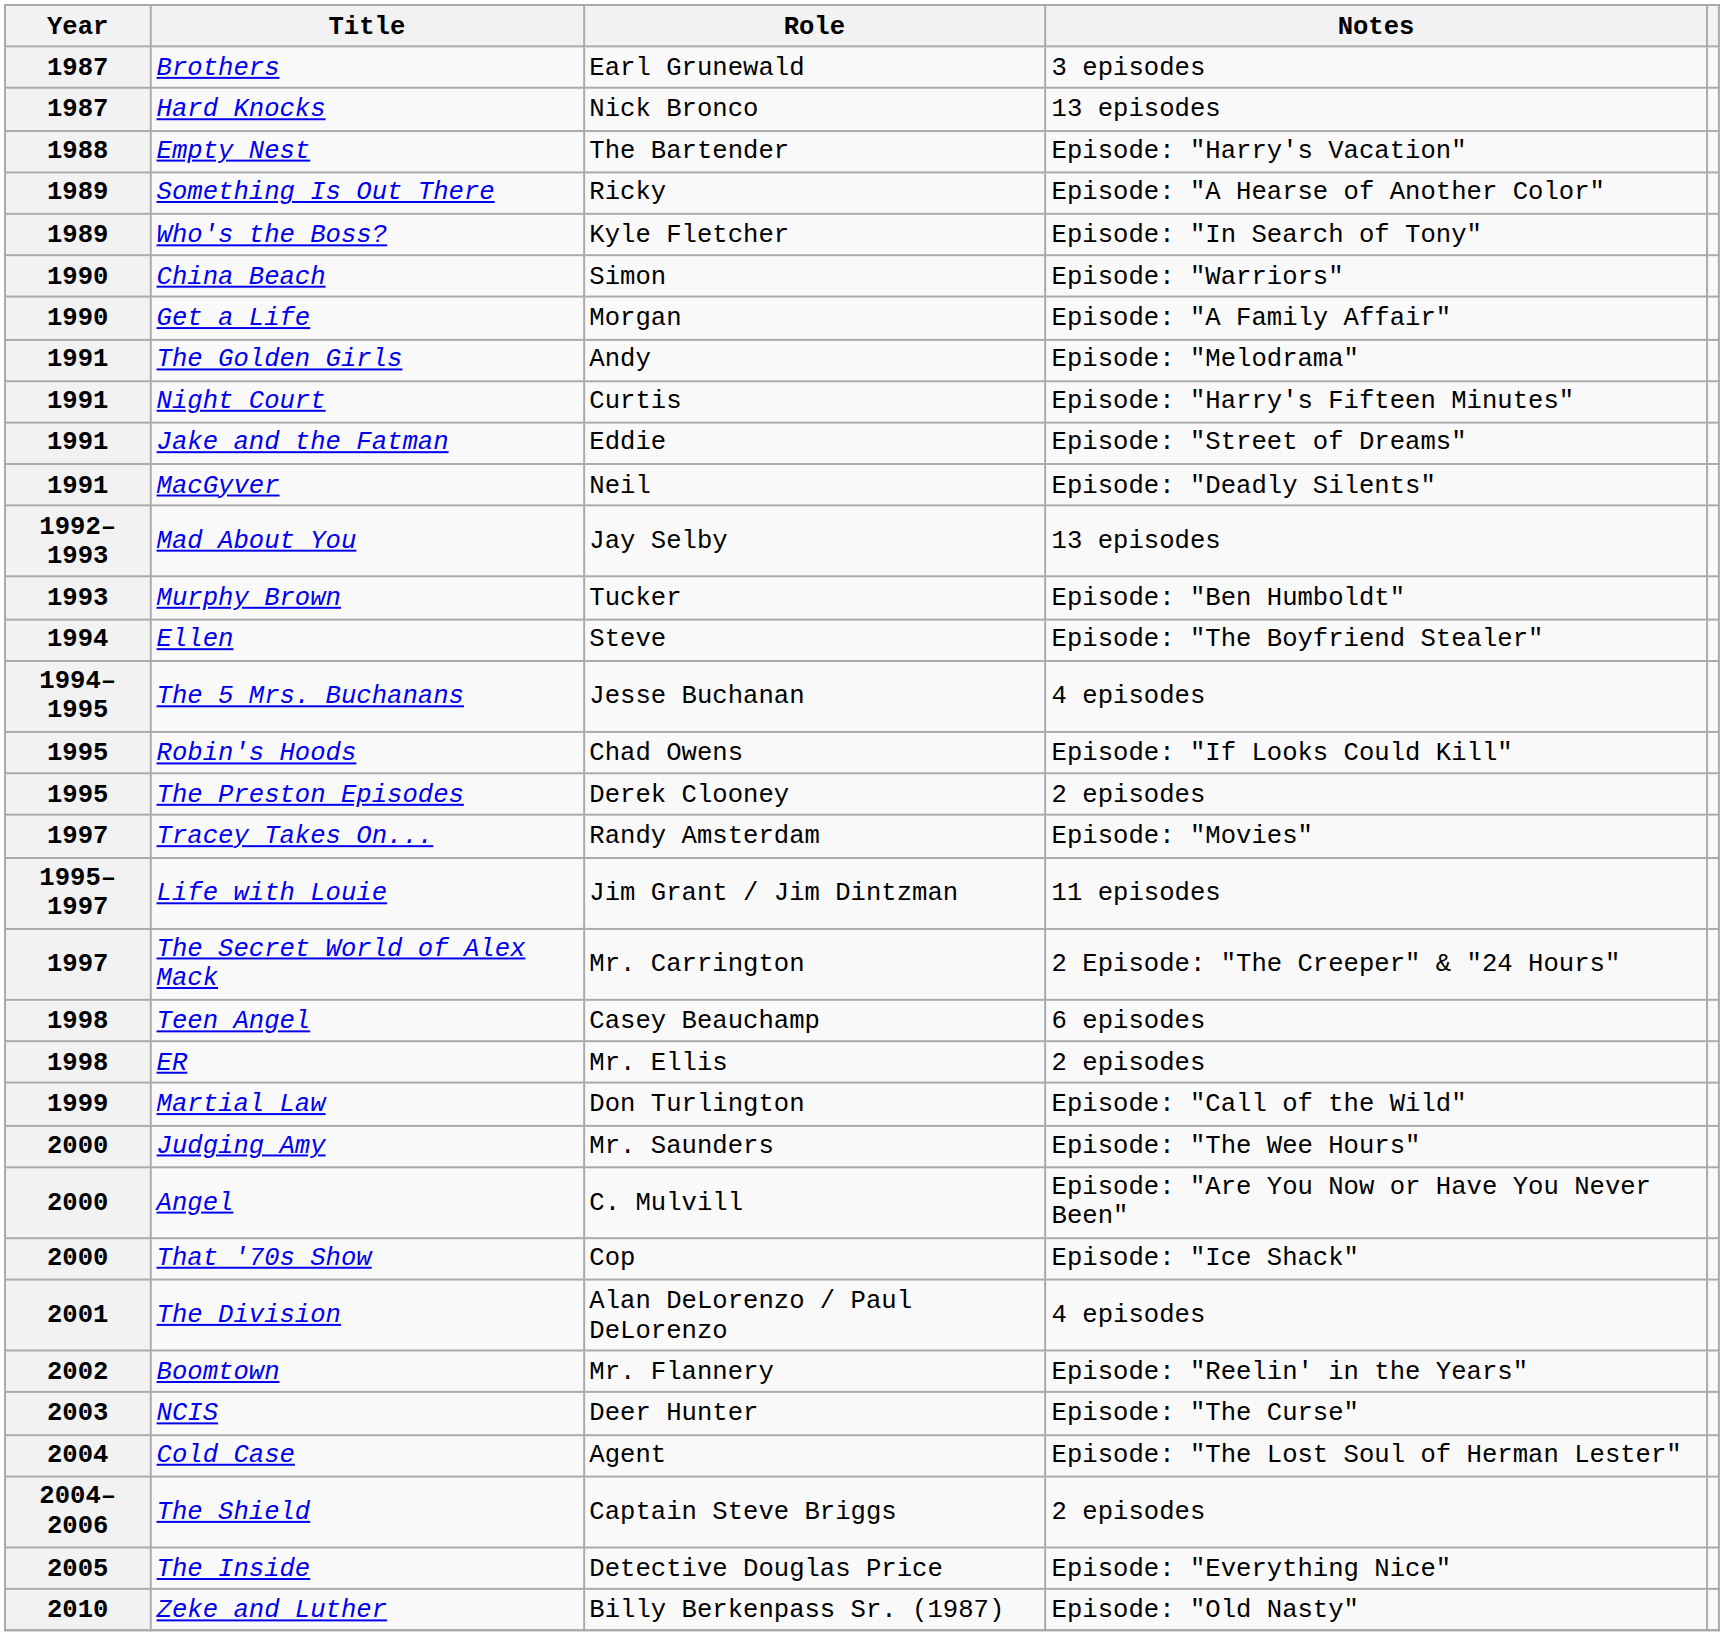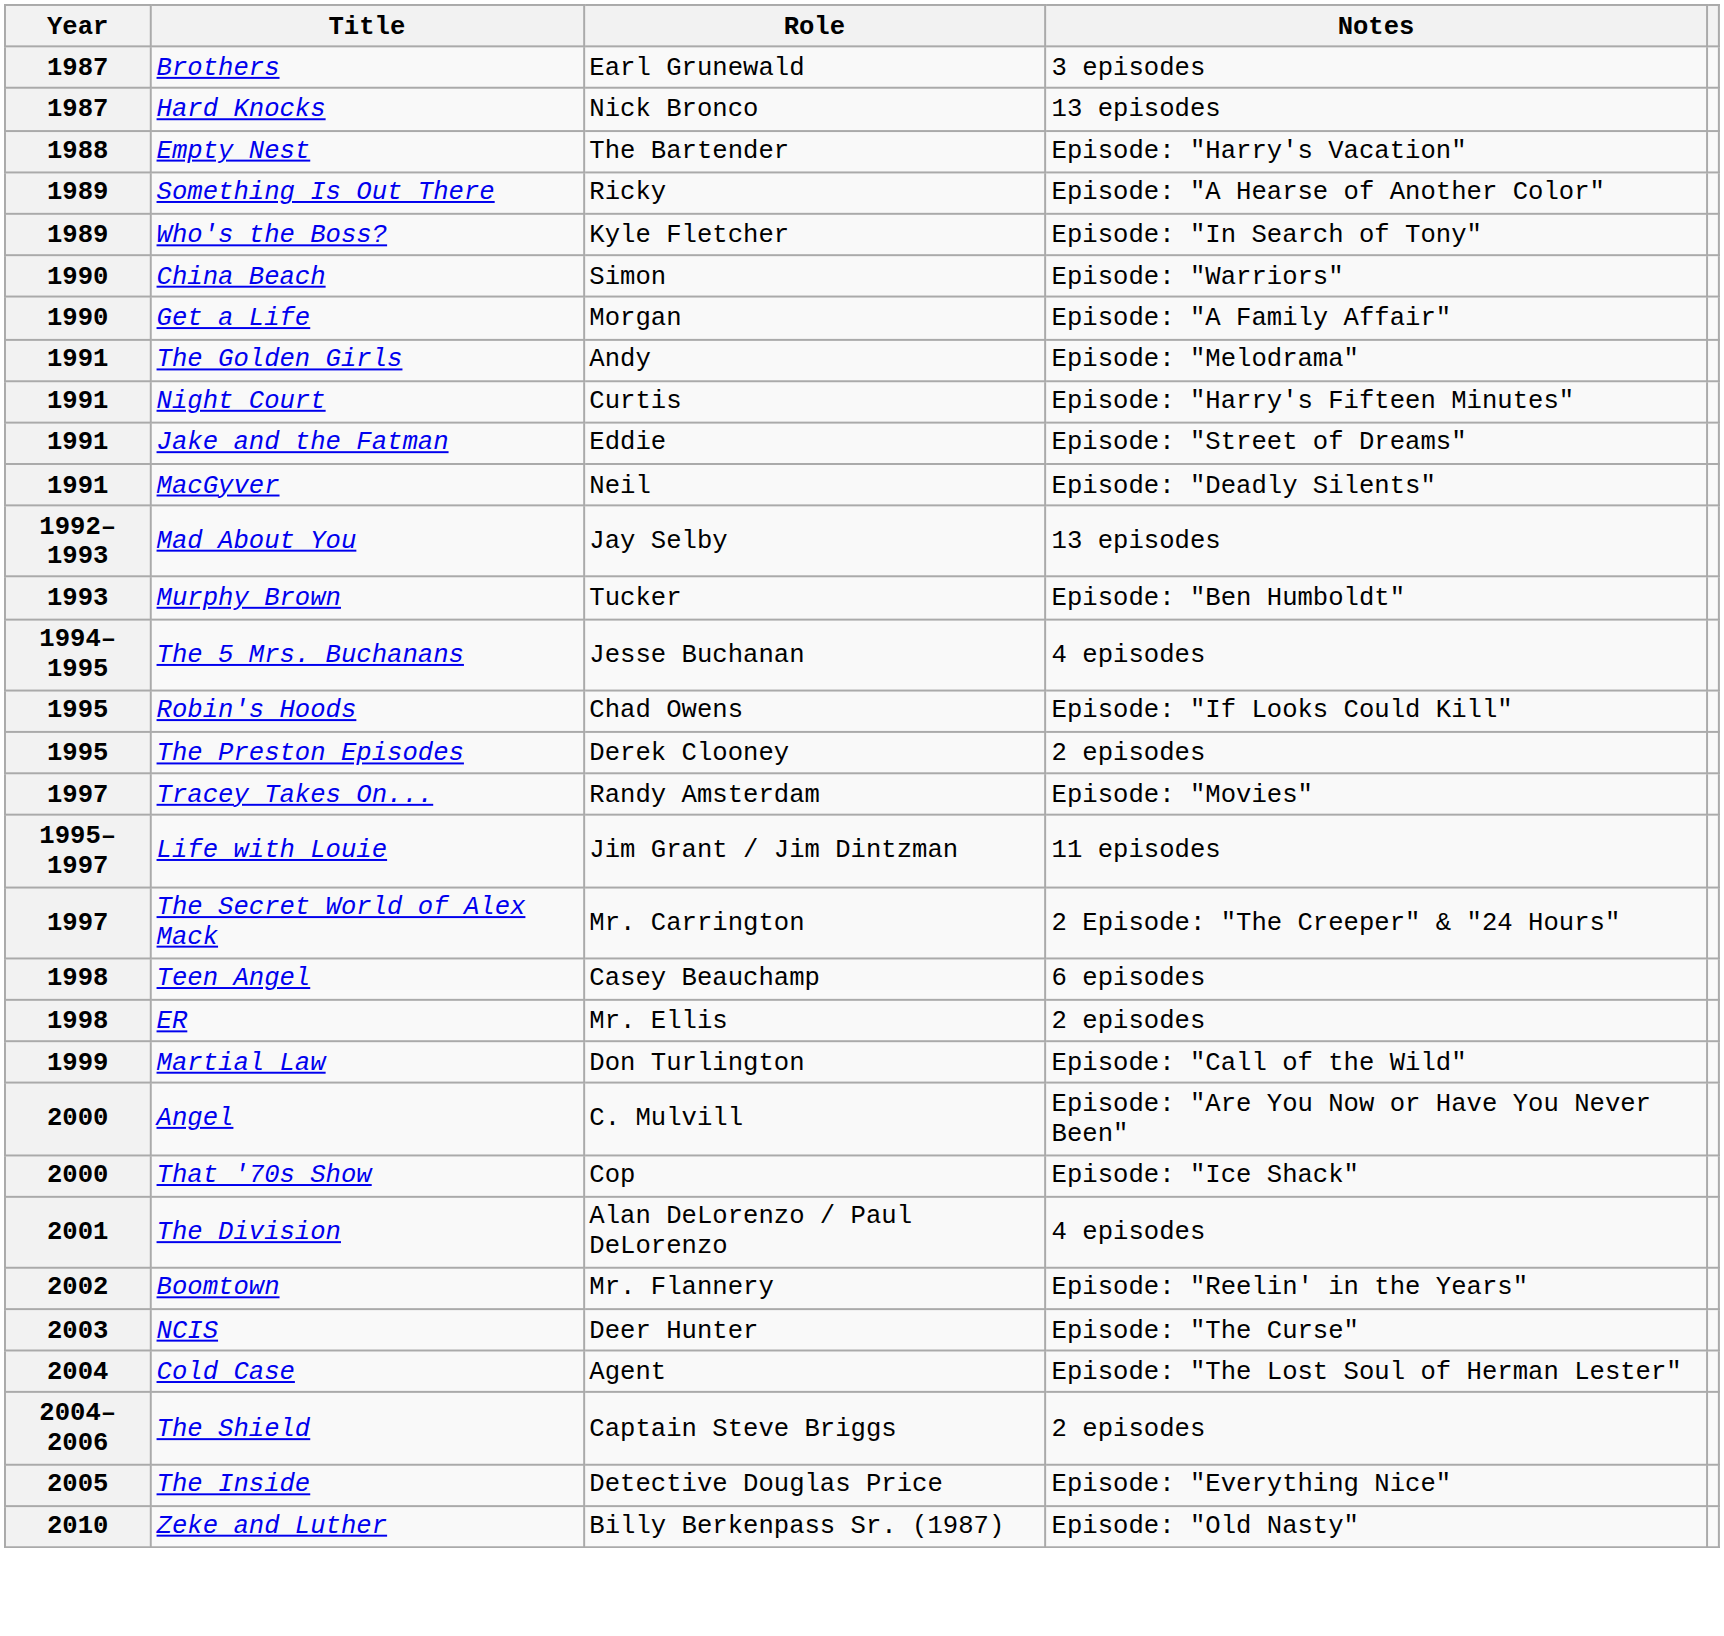- row: (195, 640)
- row: (241, 1146)
